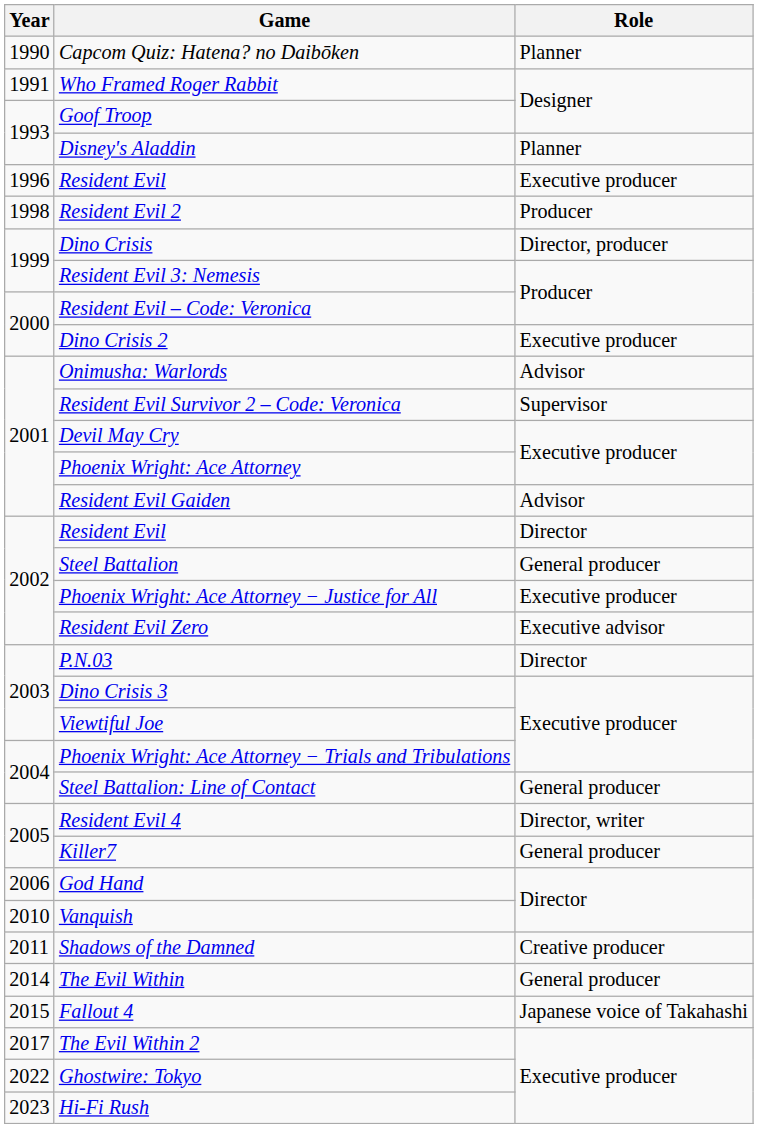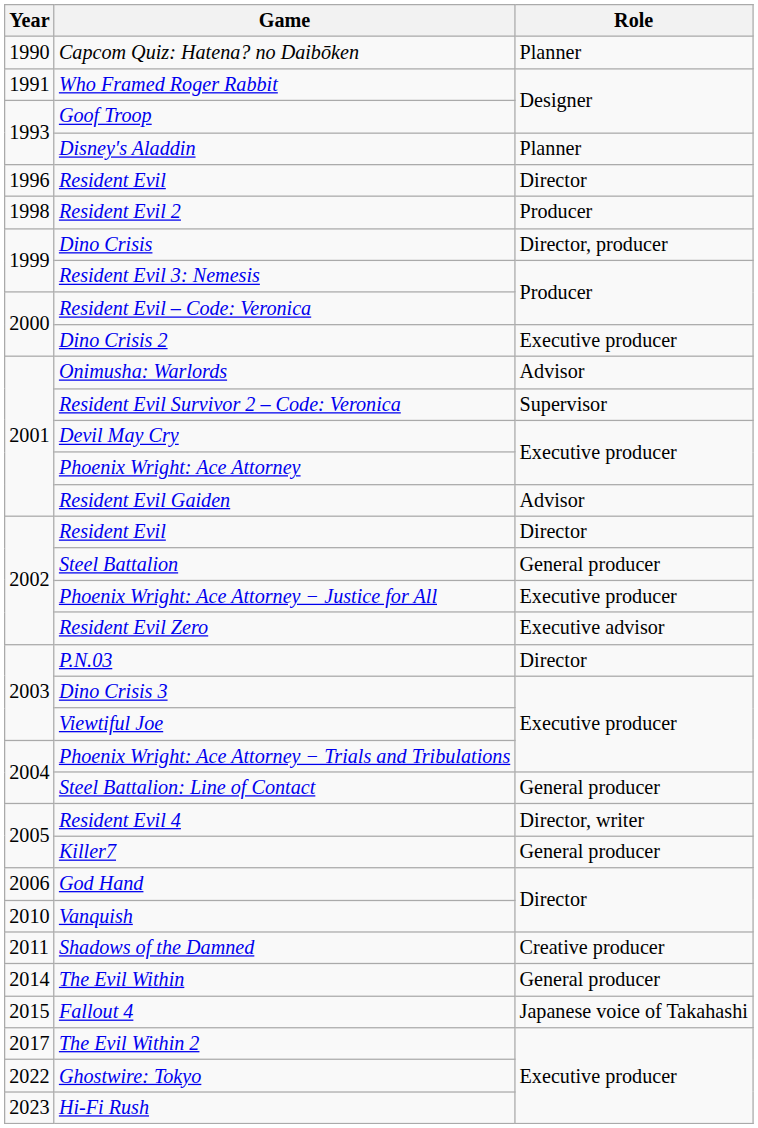(598, 180) Executive producer -> (553, 180) Director
